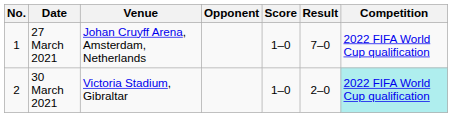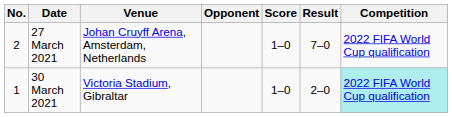(16, 45) 1 -> (16, 45) 2
(16, 90) 2 -> (16, 90) 1
